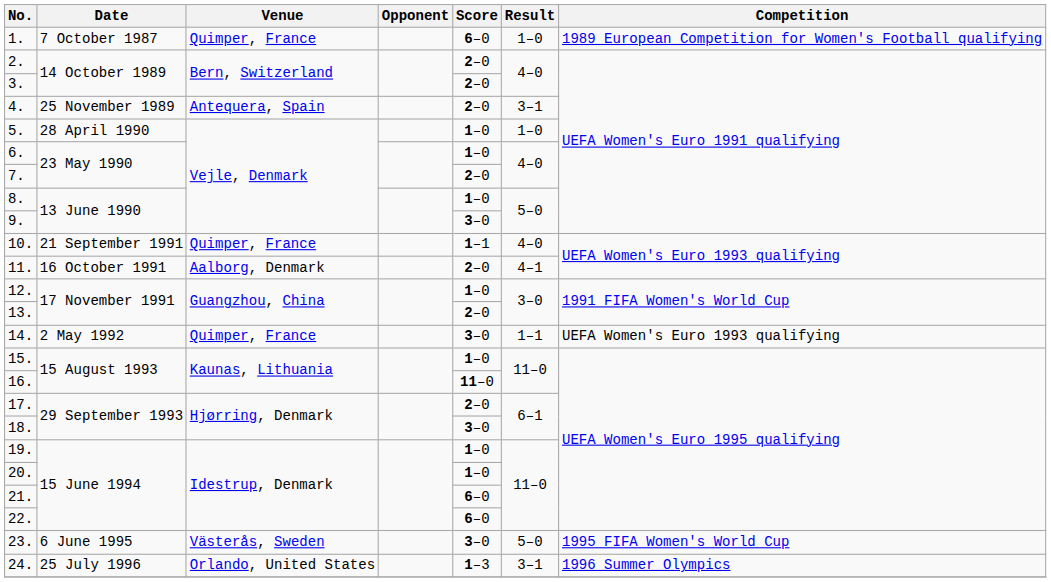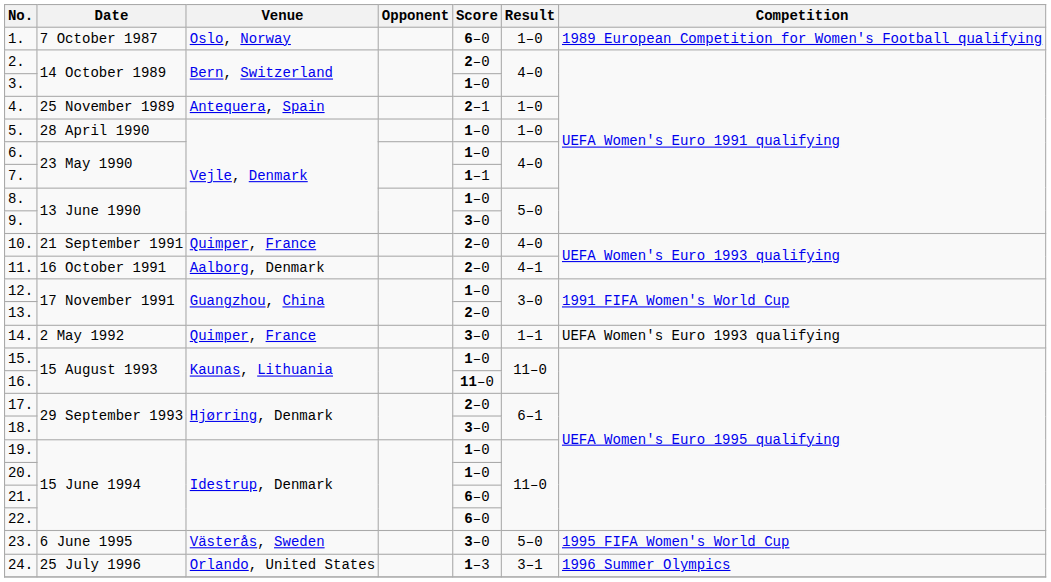(253, 39) Quimper, France -> (240, 39) Oslo, Norway
(477, 85) 2–0 -> (477, 85) 1–0
(477, 108) 2–0 -> (477, 108) 2–1
(530, 108) 3–1 -> (530, 108) 1–0
(477, 176) 2–0 -> (477, 176) 1–1
(477, 245) 1–1 -> (477, 245) 2–0
